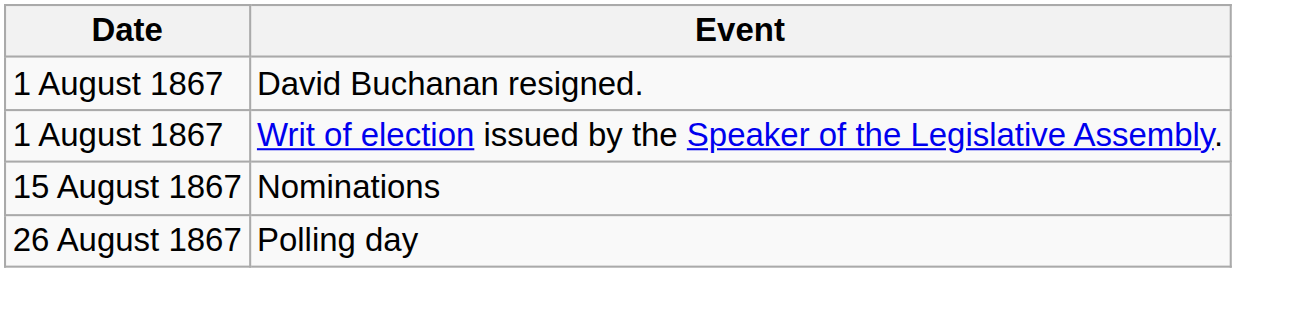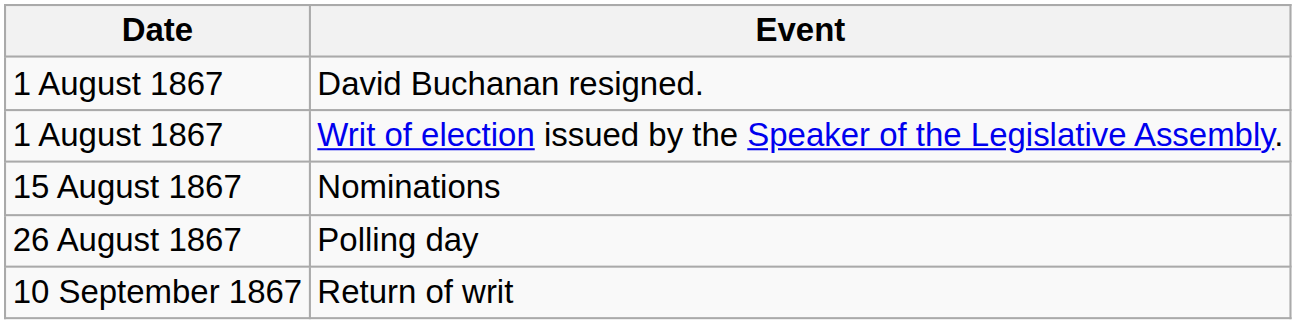+ row: (415, 291)
